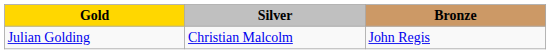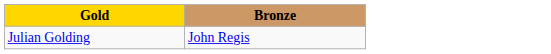- column: (275, 15)
